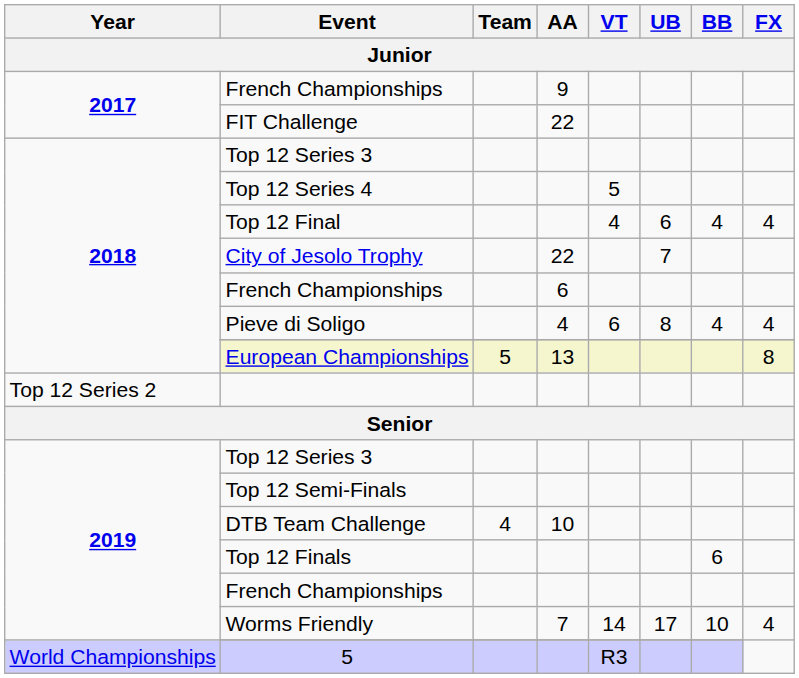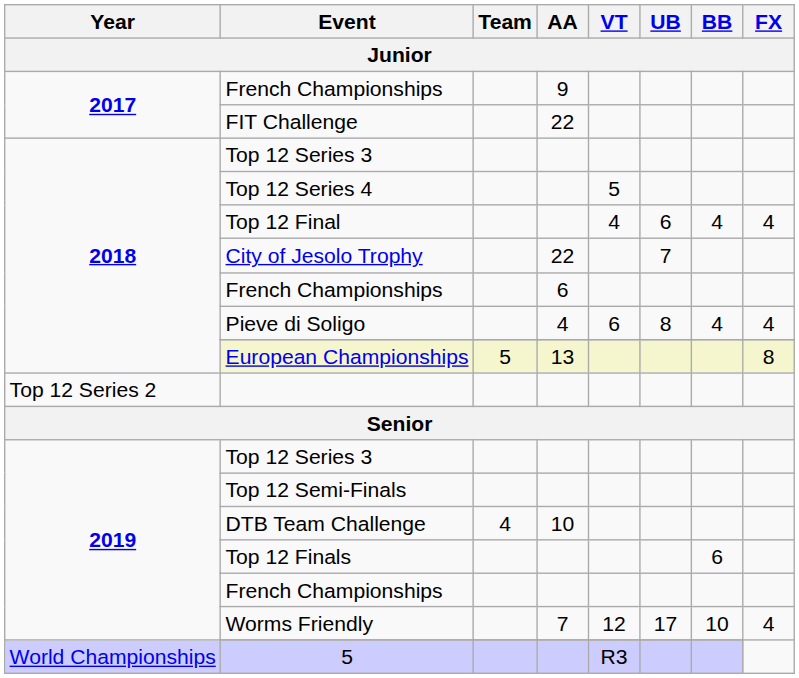(614, 624) 14 -> (614, 624) 12
